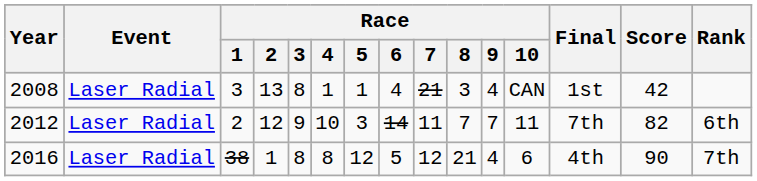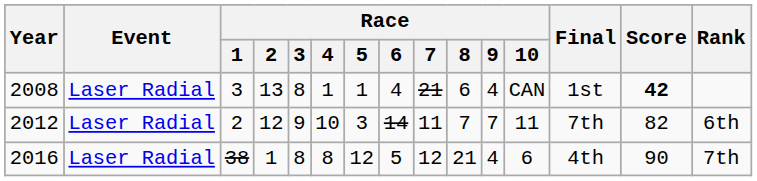(465, 90) 3 -> (465, 90) 6
(656, 90) normal -> (656, 90) bold
